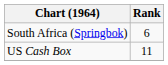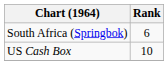(147, 51) 11 -> (147, 51) 10
